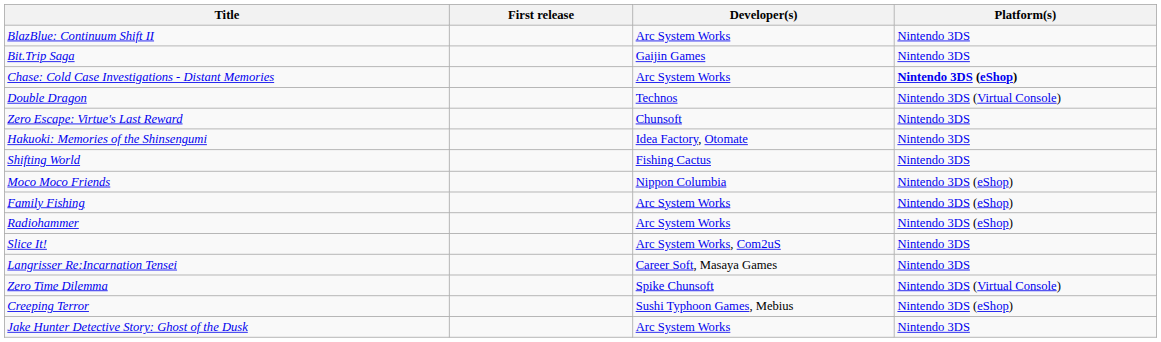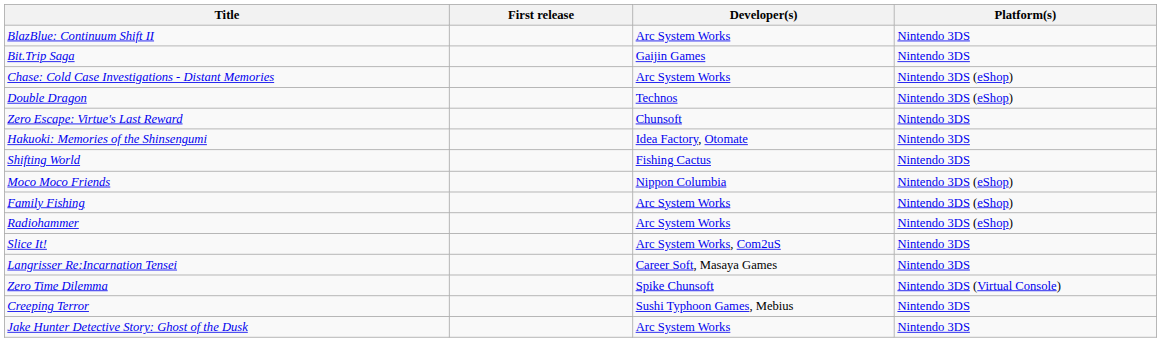(957, 77) bold -> (955, 77) normal
(979, 98) Nintendo 3DS (Virtual Console) -> (955, 98) Nintendo 3DS (eShop)
(955, 306) Nintendo 3DS (eShop) -> (934, 306) Nintendo 3DS
